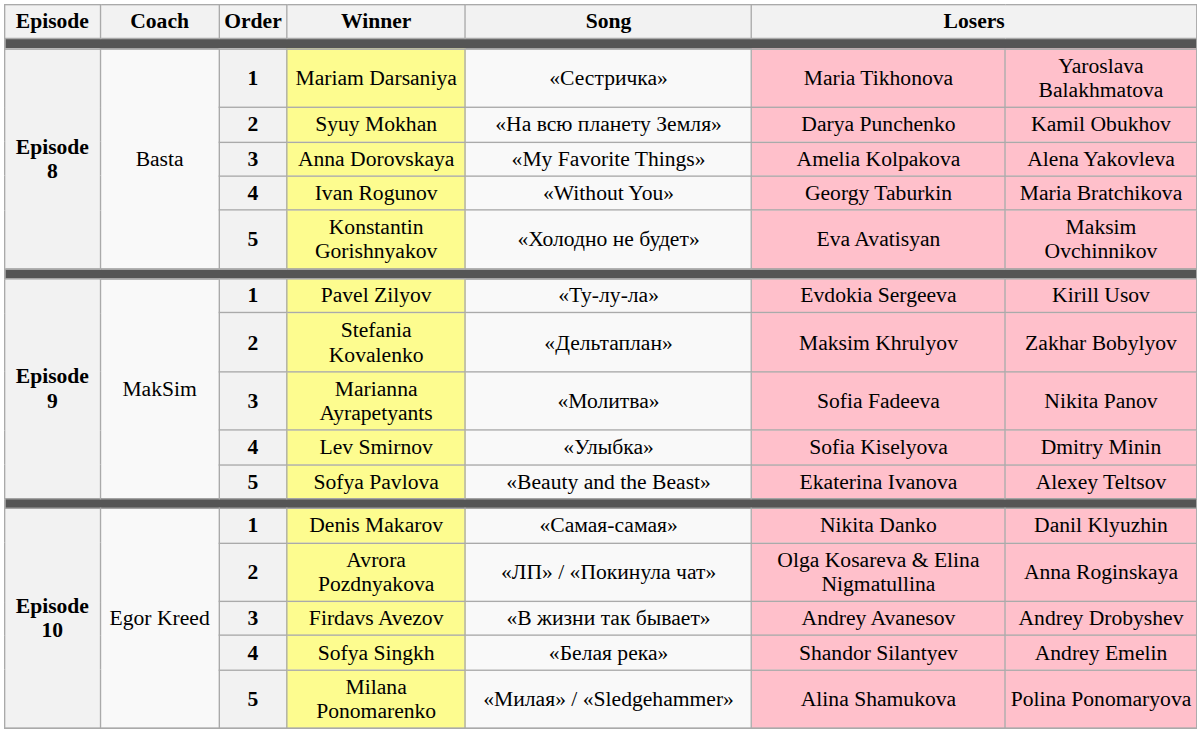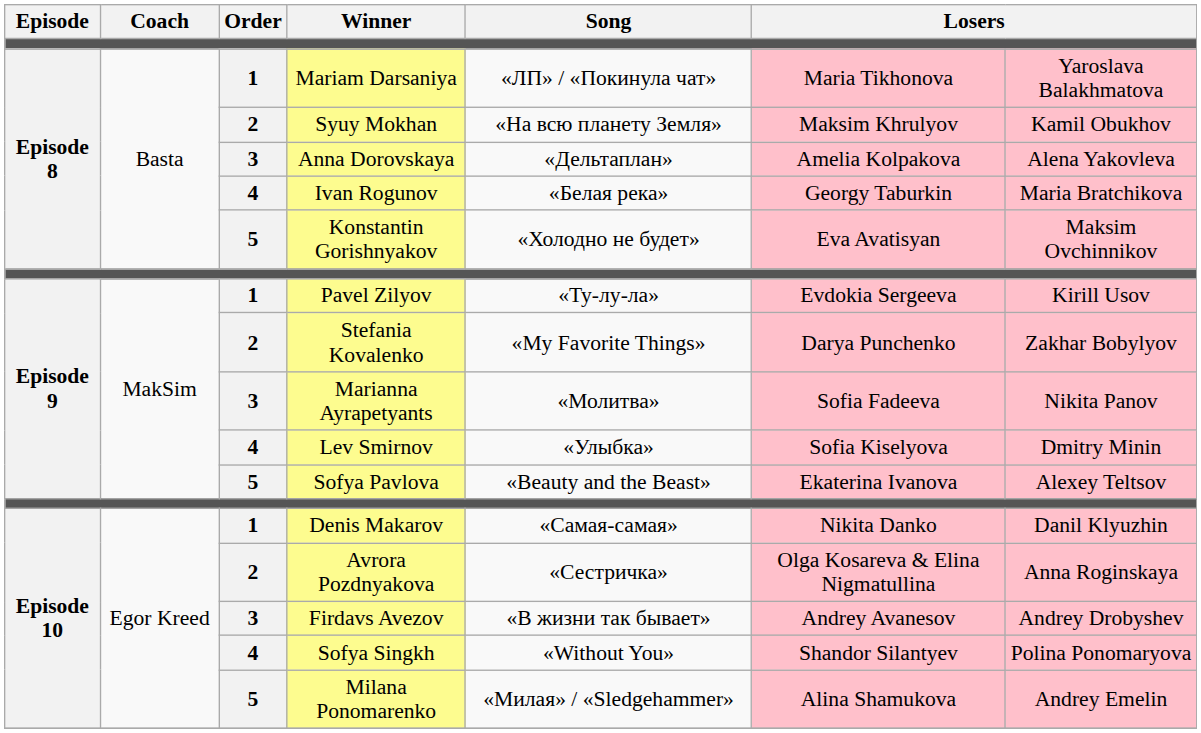(609, 77) «Сестричка» -> (609, 77) «ЛП» / «Покинула чат»
(878, 124) Darya Punchenko -> (878, 124) Maksim Khrulyov
(609, 158) «My Favorite Things» -> (609, 158) «Дельтаплан»
(609, 192) «Without You» -> (609, 192) «Белая река»
(609, 342) «Дельтаплан» -> (609, 342) «My Favorite Things»
(878, 342) Maksim Khrulyov -> (878, 342) Darya Punchenko
(609, 571) «ЛП» / «Покинула чат» -> (609, 571) «Сестричка»
(609, 652) «Белая река» -> (609, 652) «Without You»
(1101, 652) Andrey Emelin -> (1101, 652) Polina Ponomaryova
(1101, 698) Polina Ponomaryova -> (1101, 698) Andrey Emelin
